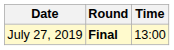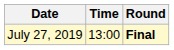columns swapped: (150, 14) <-> (108, 14)
